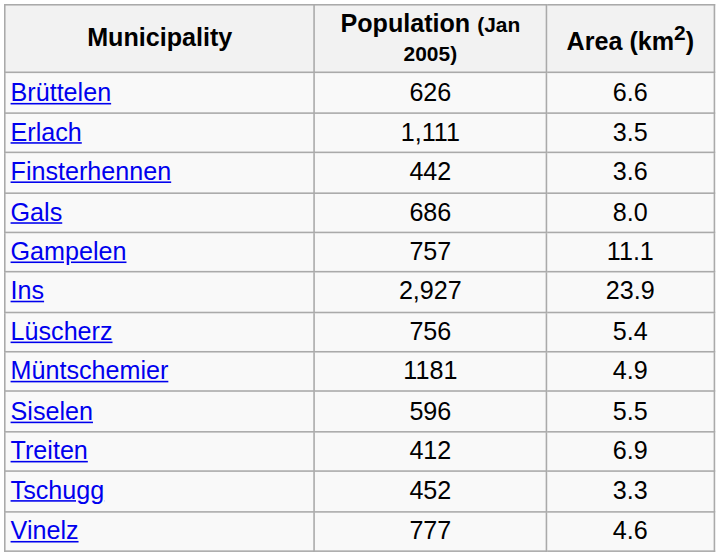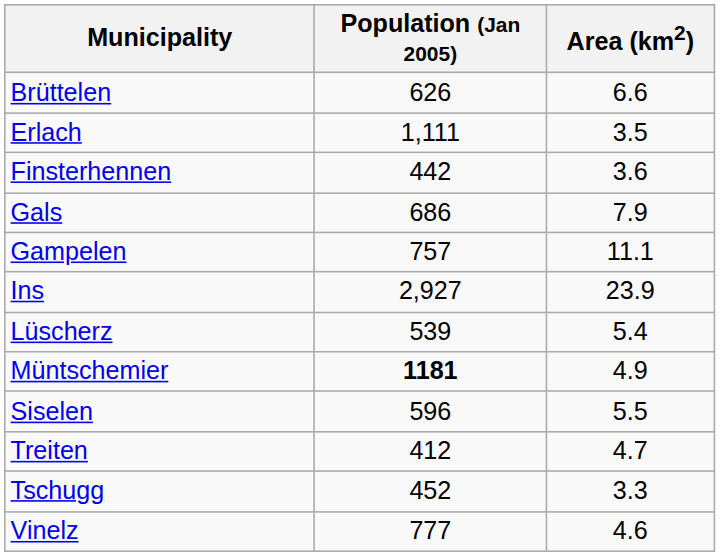(630, 212) 8.0 -> (630, 212) 7.9
(430, 331) 756 -> (430, 331) 539
(430, 371) normal -> (430, 371) bold
(630, 451) 6.9 -> (630, 451) 4.7
